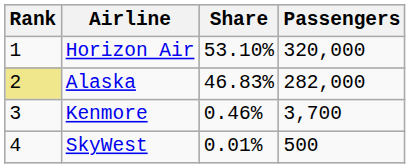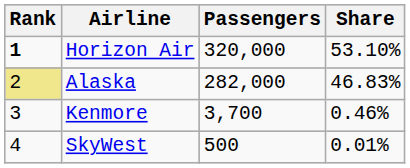columns swapped: (342, 21) <-> (239, 21)
(15, 52) normal -> (15, 52) bold
